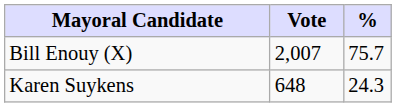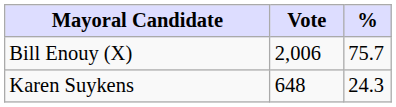(298, 53) 2,007 -> (298, 53) 2,006
